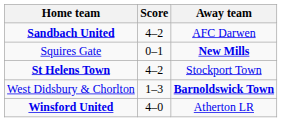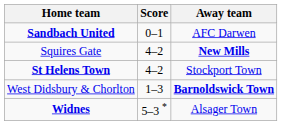(154, 32) 4–2 -> (154, 32) 0–1
(154, 51) 0–1 -> (154, 51) 4–2
+ row: (71, 109)
- row: (71, 107)
